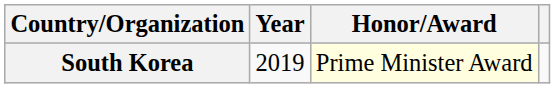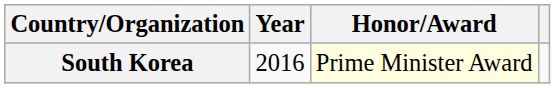(280, 62) 2019 -> (280, 62) 2016
